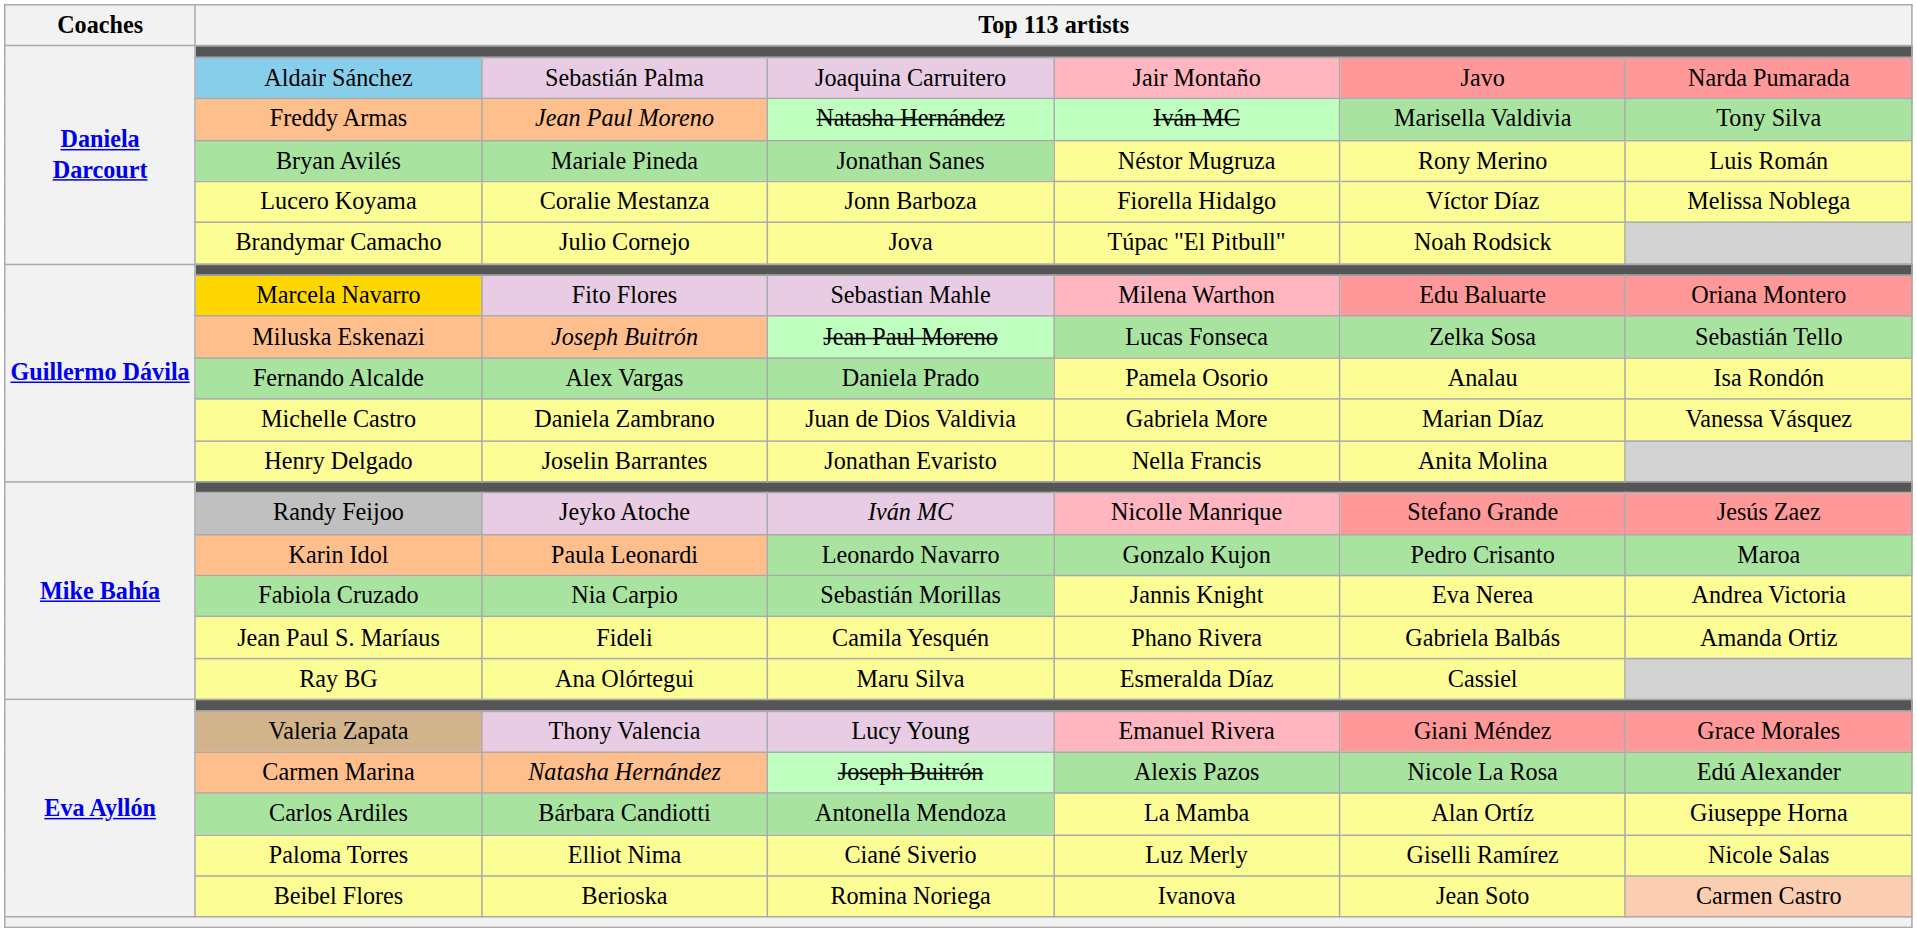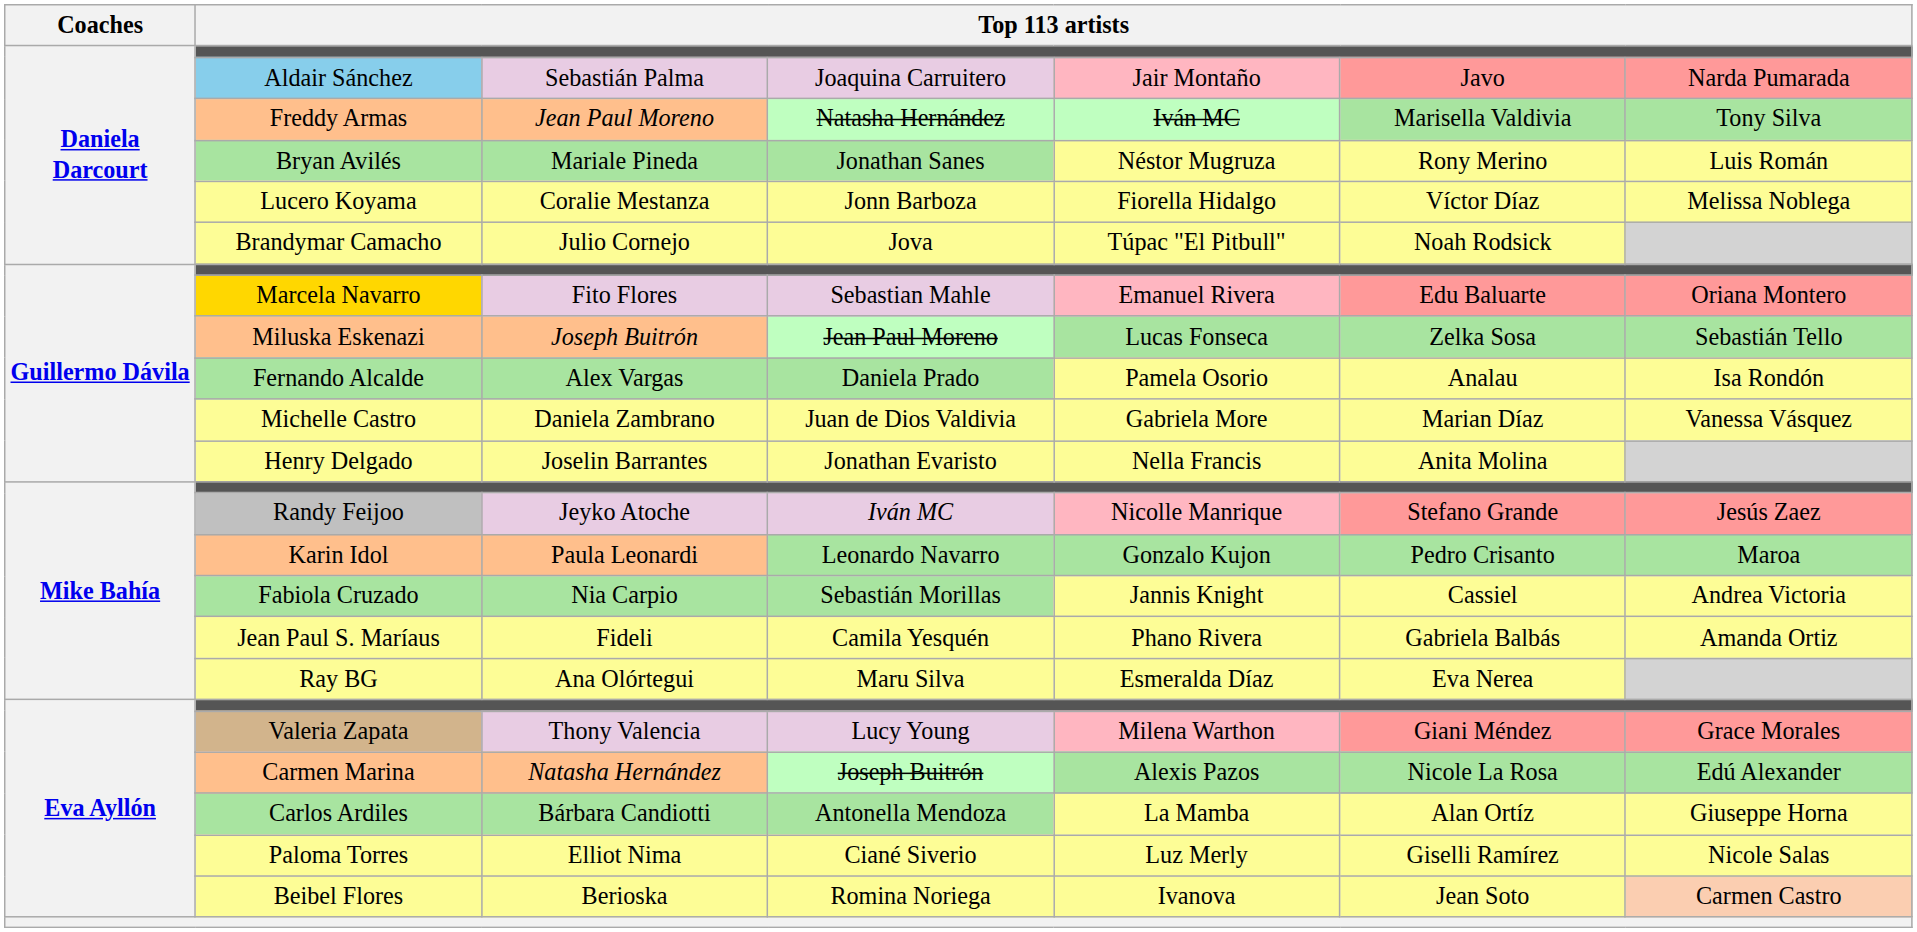(1197, 295) Milena Warthon -> (1197, 295) Emanuel Rivera
(1483, 595) Eva Nerea -> (1483, 595) Cassiel
(1483, 678) Cassiel -> (1483, 678) Eva Nerea
(1197, 731) Emanuel Rivera -> (1197, 731) Milena Warthon
